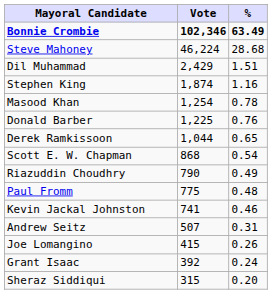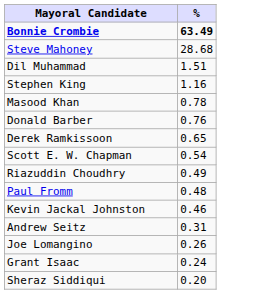- column: (203, 13)
